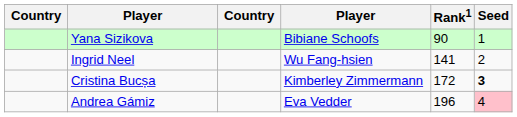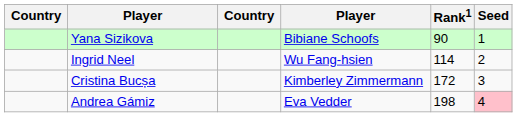(444, 60) 141 -> (444, 60) 114
(481, 80) bold -> (481, 80) normal
(444, 101) 196 -> (444, 101) 198
